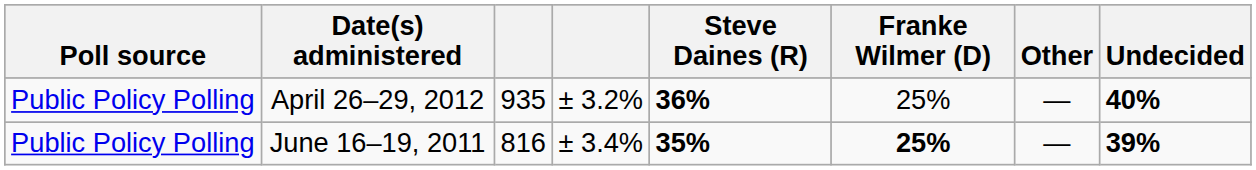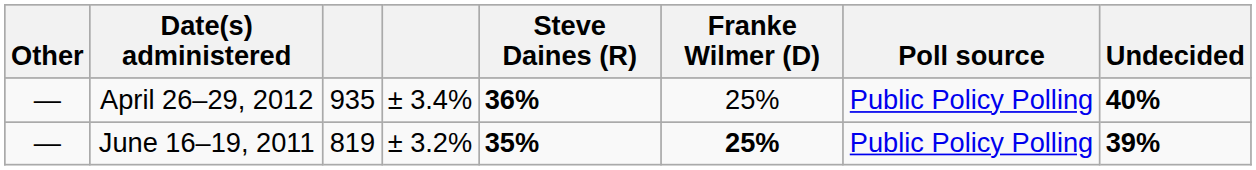columns swapped: (133, 56) <-> (1057, 56)
(601, 99) ± 3.2% -> (430, 99) ± 3.4%
(523, 142) 816 -> (352, 142) 819
(601, 142) ± 3.4% -> (430, 142) ± 3.2%
